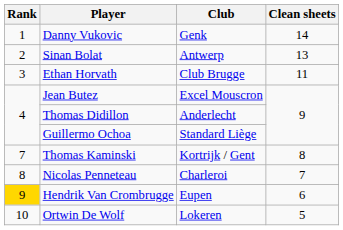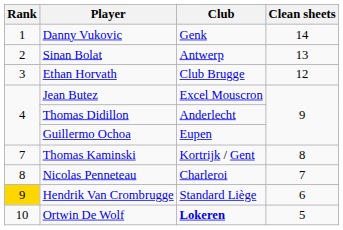(302, 74) 11 -> (302, 74) 12
(218, 134) Standard Liège -> (196, 134) Eupen
(196, 194) Eupen -> (218, 194) Standard Liège
(201, 214) normal -> (202, 214) bold
